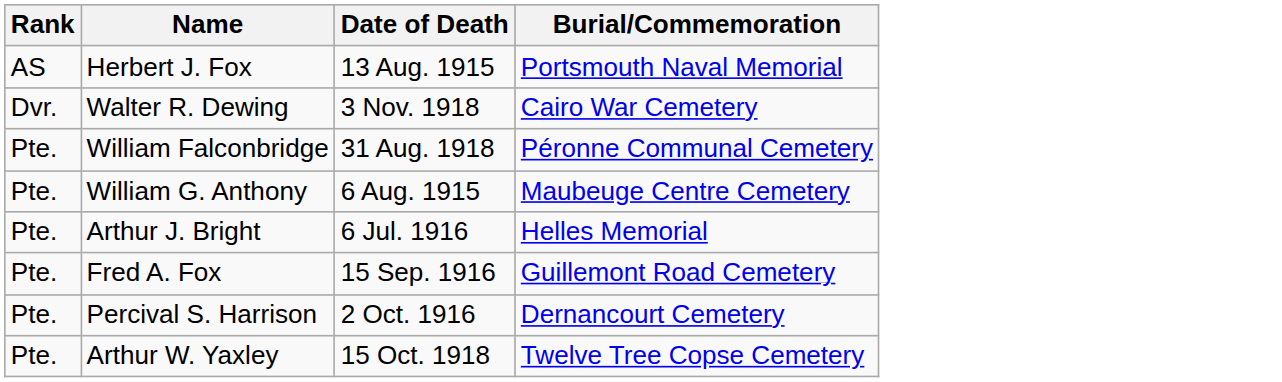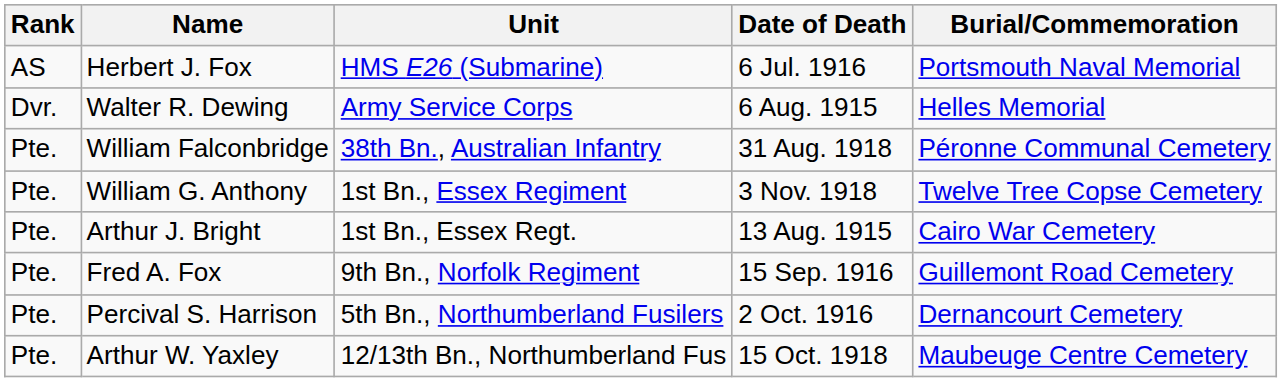+ column: (534, 25)
(418, 66) 13 Aug. 1915 -> (802, 66) 6 Jul. 1916
(410, 107) 3 Nov. 1918 -> (808, 107) 6 Aug. 1915
(639, 107) Cairo War Cemetery -> (1012, 107) Helles Memorial
(410, 190) 6 Aug. 1915 -> (808, 190) 3 Nov. 1918
(685, 190) Maubeuge Centre Cemetery -> (1090, 190) Twelve Tree Copse Cemetery
(404, 231) 6 Jul. 1916 -> (815, 231) 13 Aug. 1915
(614, 231) Helles Memorial -> (1037, 231) Cairo War Cemetery
(693, 356) Twelve Tree Copse Cemetery -> (1083, 356) Maubeuge Centre Cemetery
